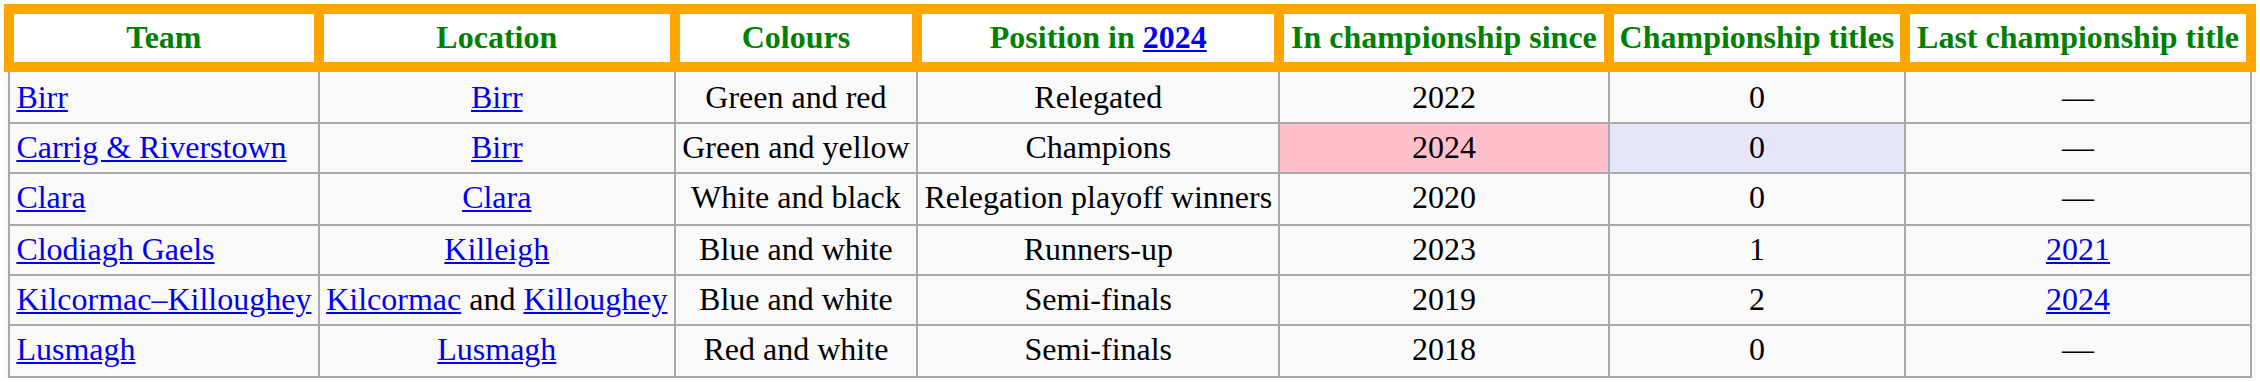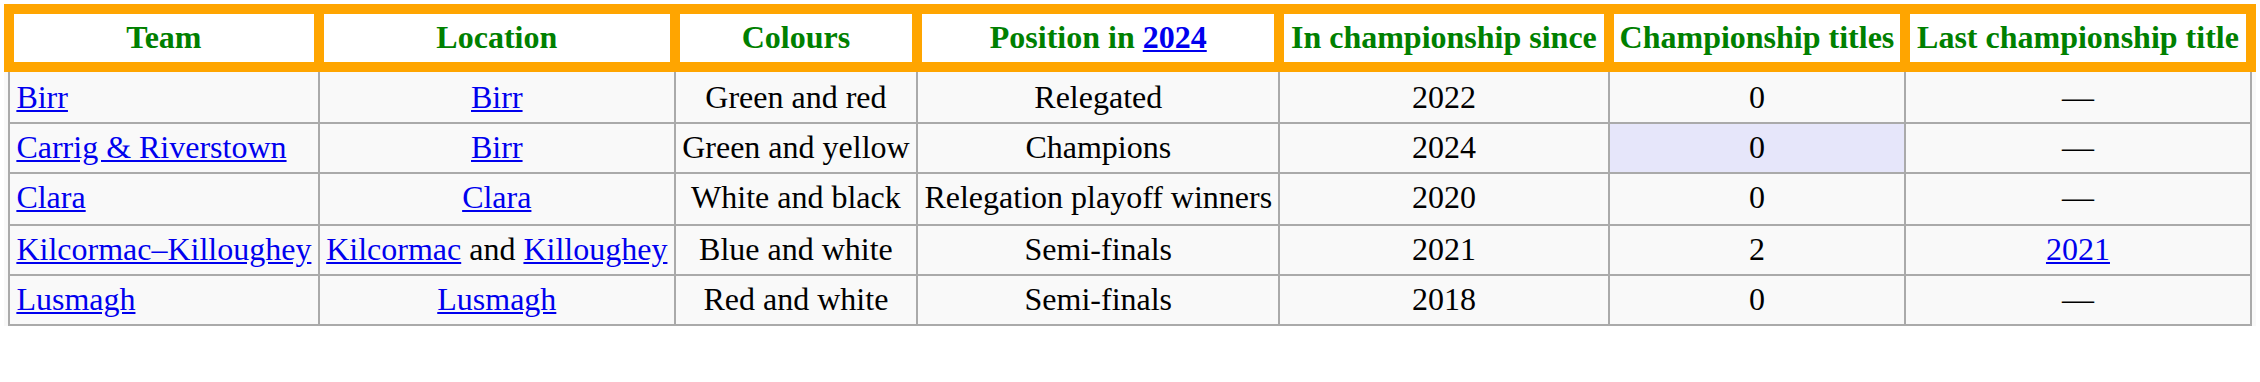(1444, 147) pink background -> (1444, 147) no background
- row: (115, 248)
(1444, 299) 2019 -> (1444, 248) 2021
(2078, 299) 2024 -> (2078, 248) 2021
